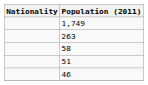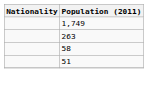- row: (66, 74)
